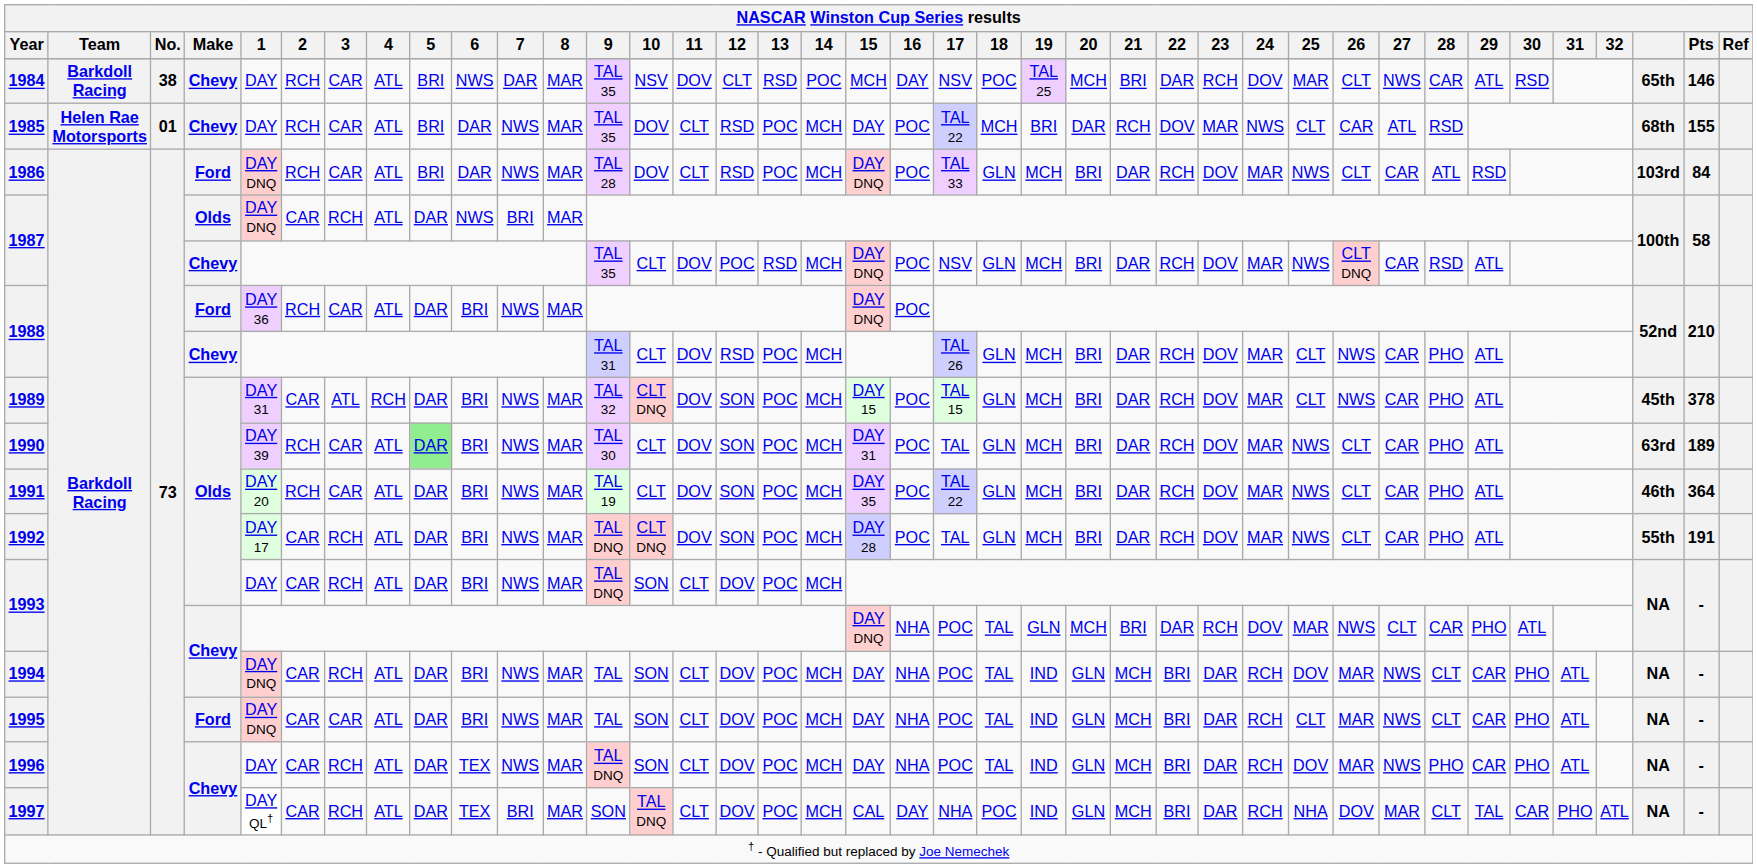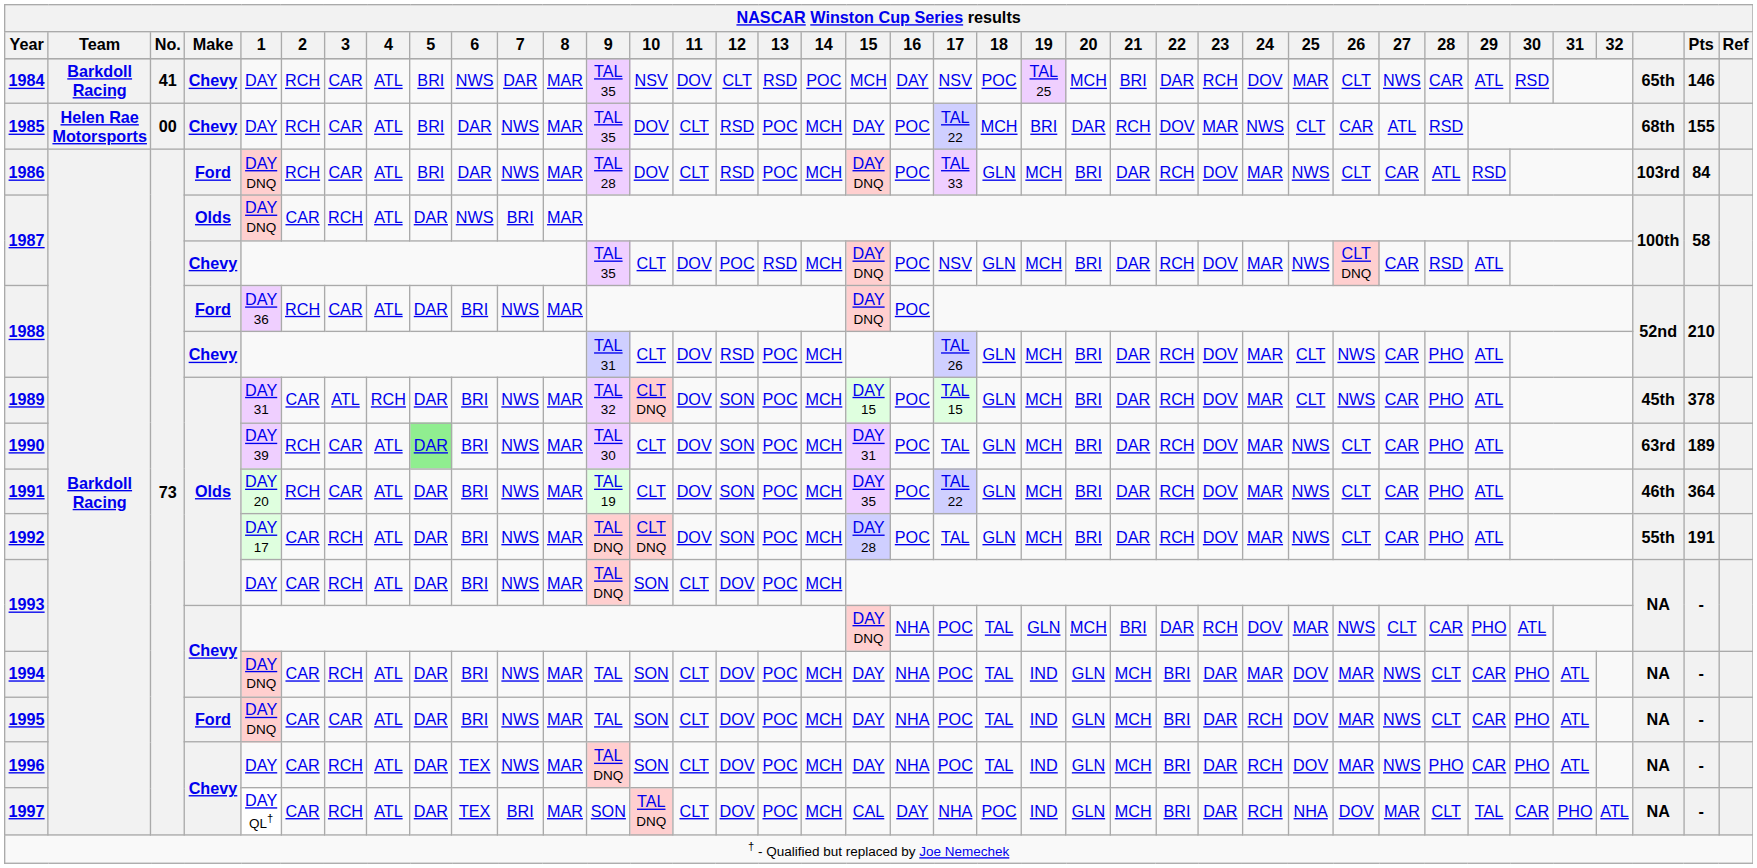(168, 81) 38 -> (168, 81) 41
(168, 126) 01 -> (168, 126) 00
(1265, 674) RCH -> (1265, 674) MAR
(1311, 719) CLT -> (1311, 719) DOV
